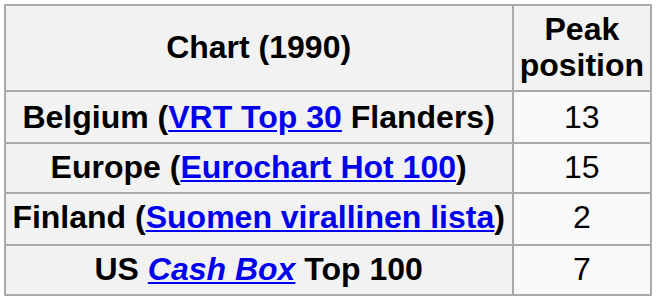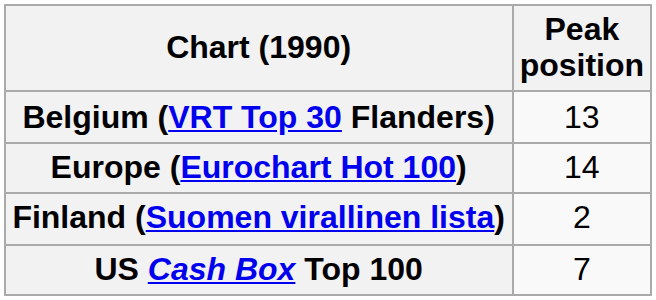(582, 167) 15 -> (582, 167) 14
